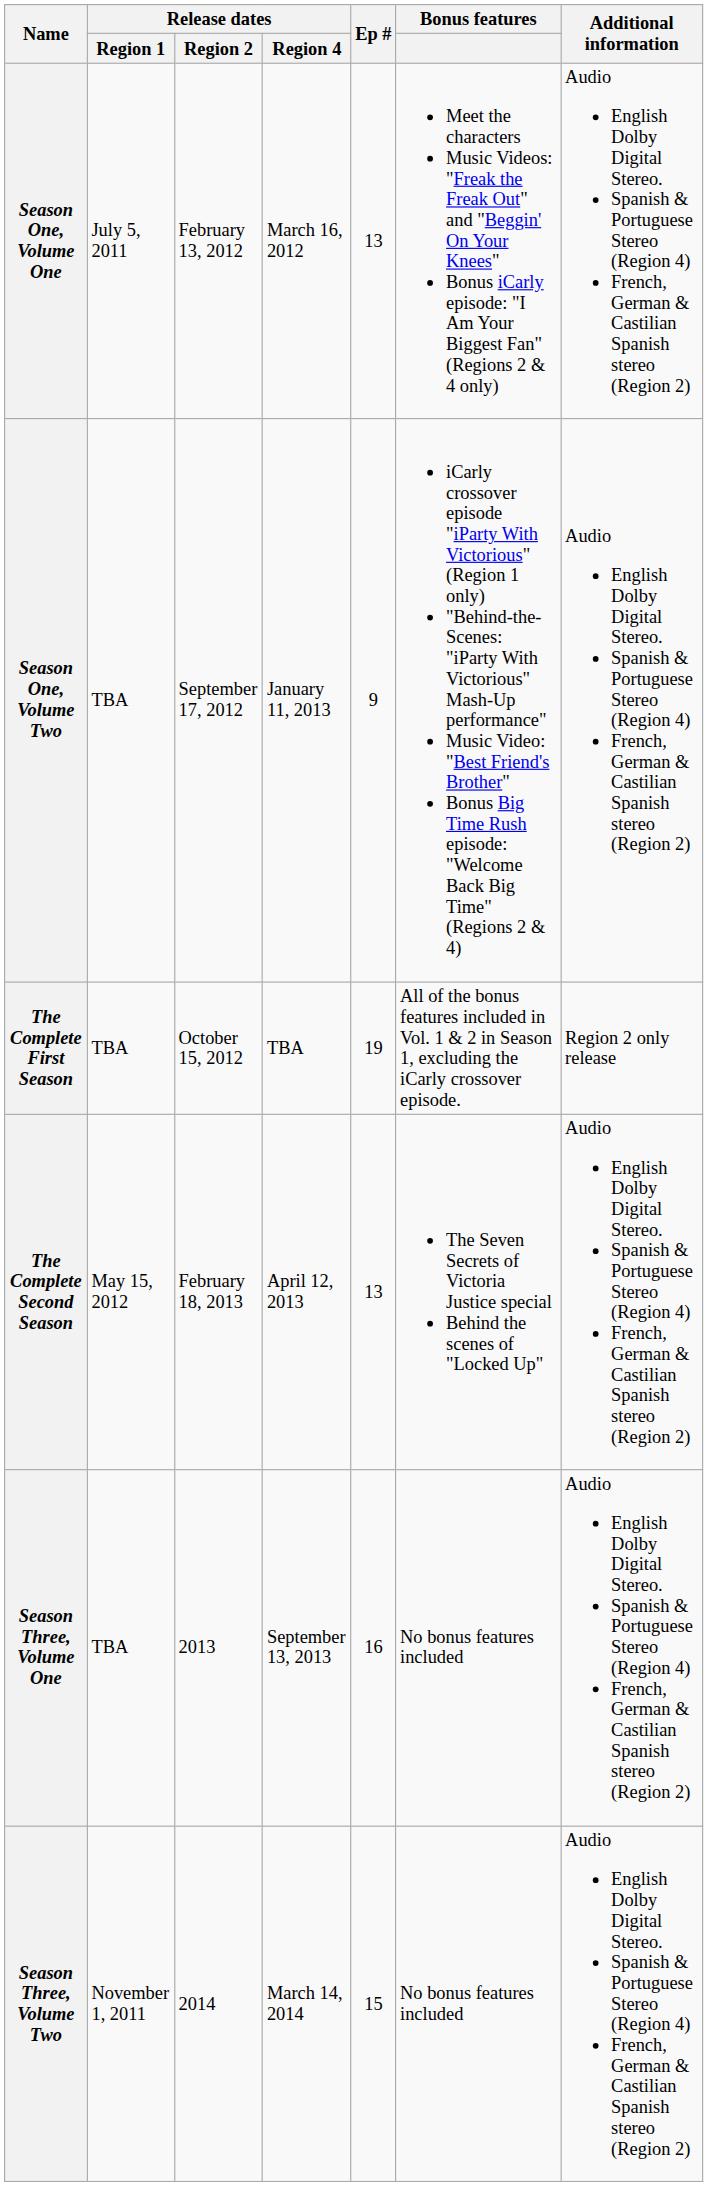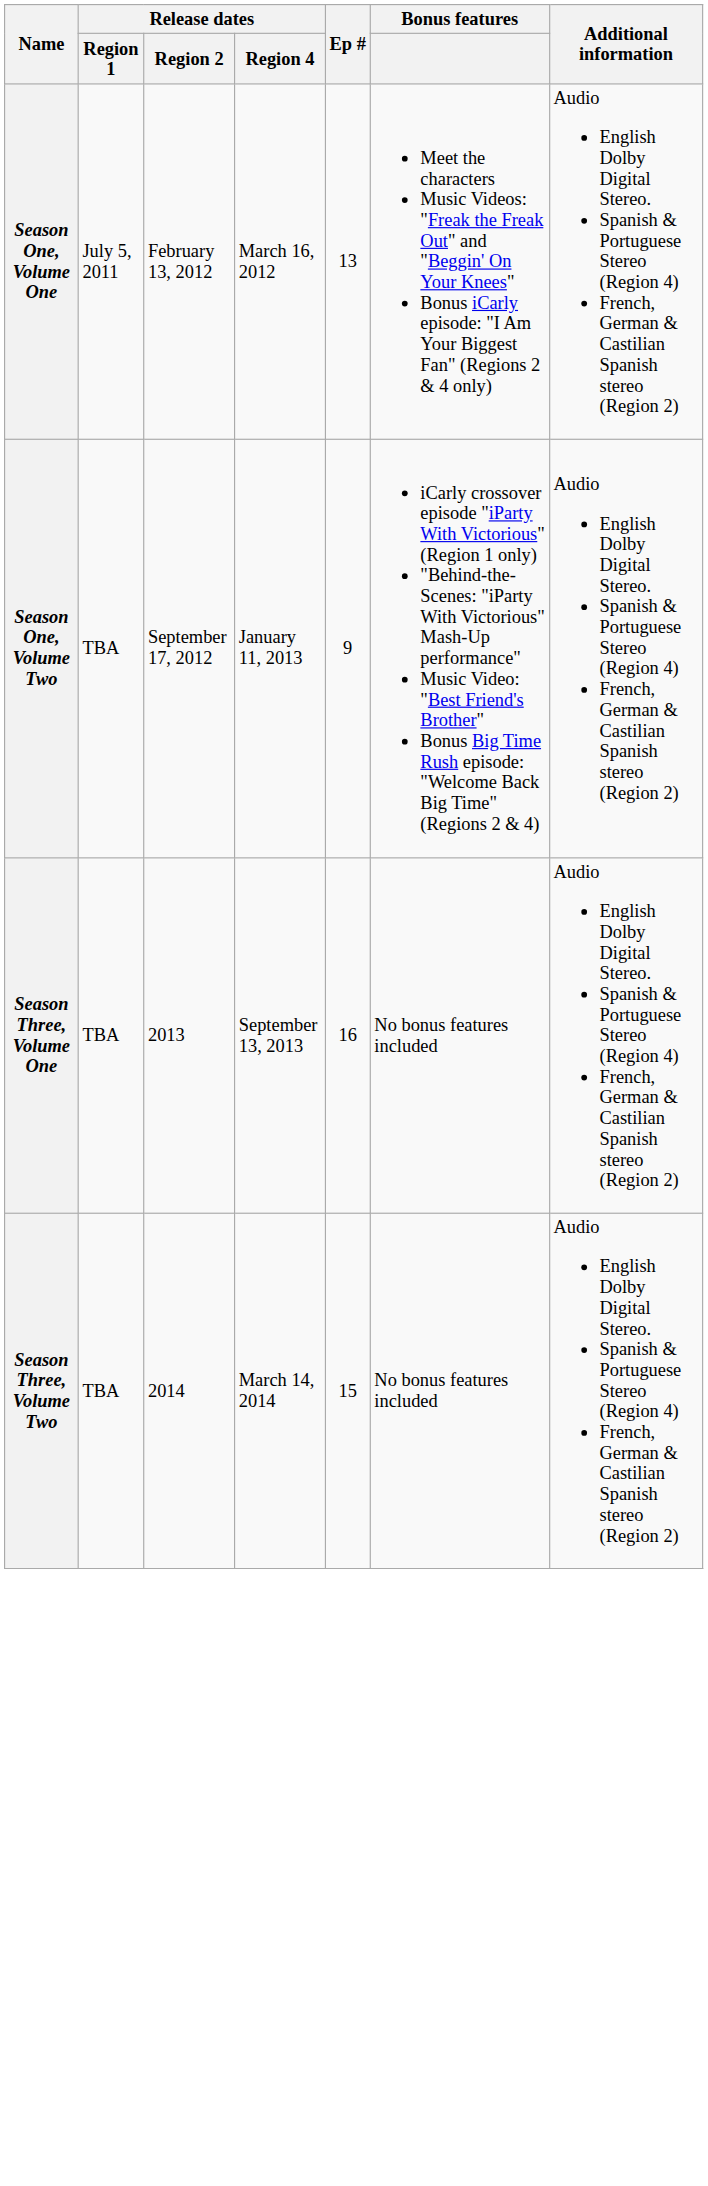- row: (46, 1047)
- row: (46, 1291)
(130, 2003) November 1, 2011 -> (101, 1390) TBA
